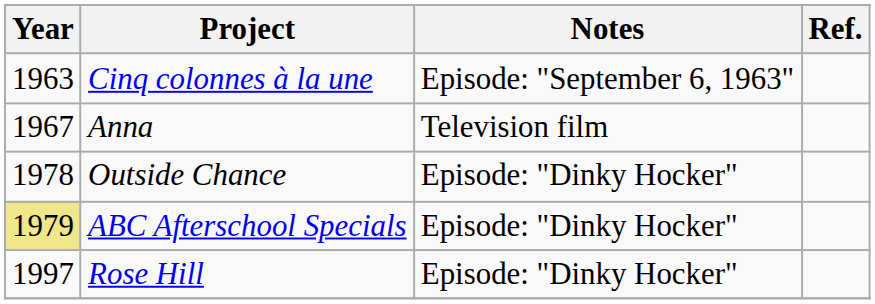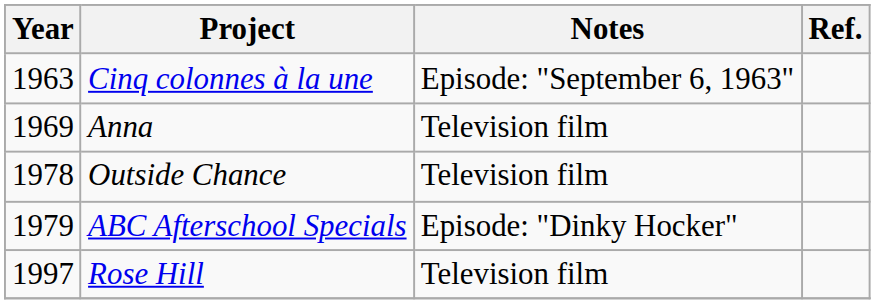(43, 126) 1967 -> (43, 126) 1969
(579, 175) Episode: "Dinky Hocker" -> (514, 175) Television film
(43, 224) khaki background -> (43, 224) no background
(579, 273) Episode: "Dinky Hocker" -> (514, 273) Television film
